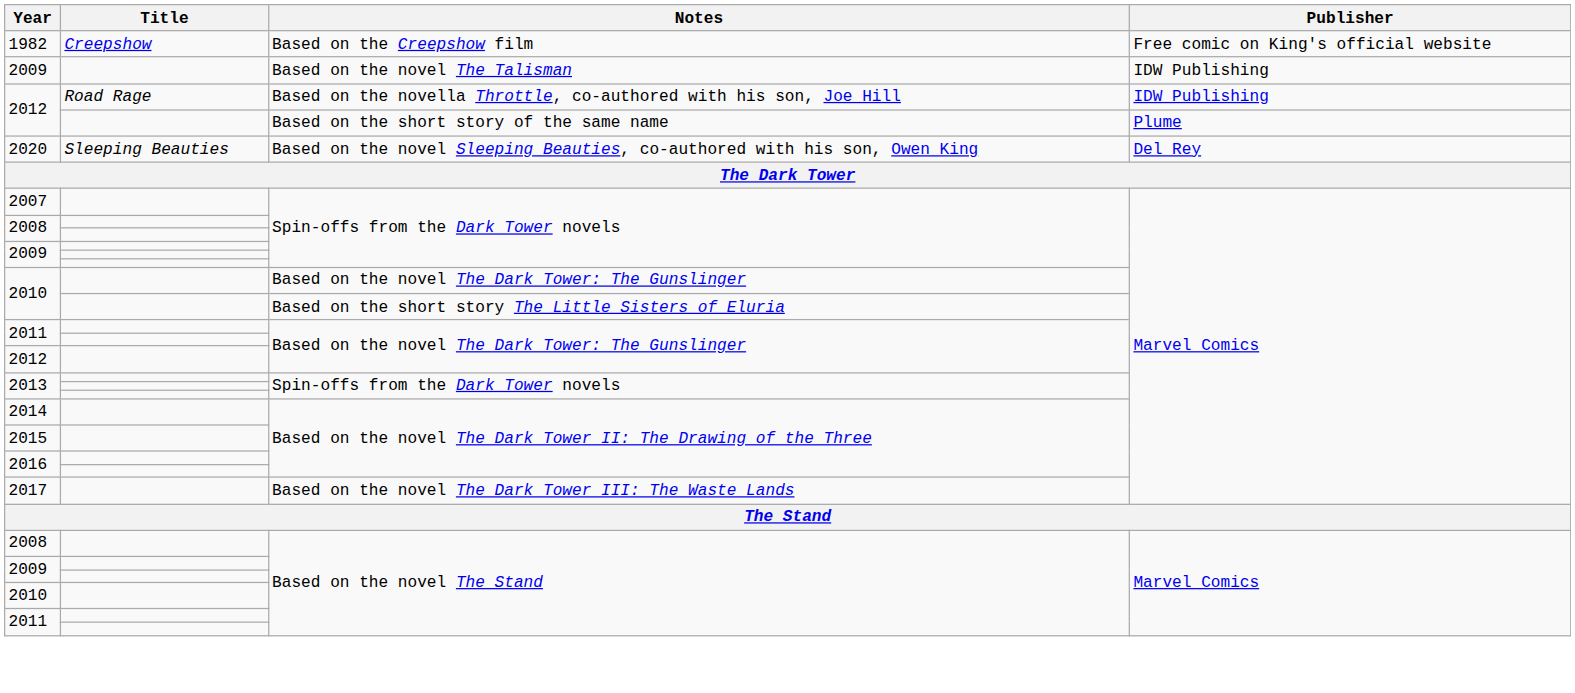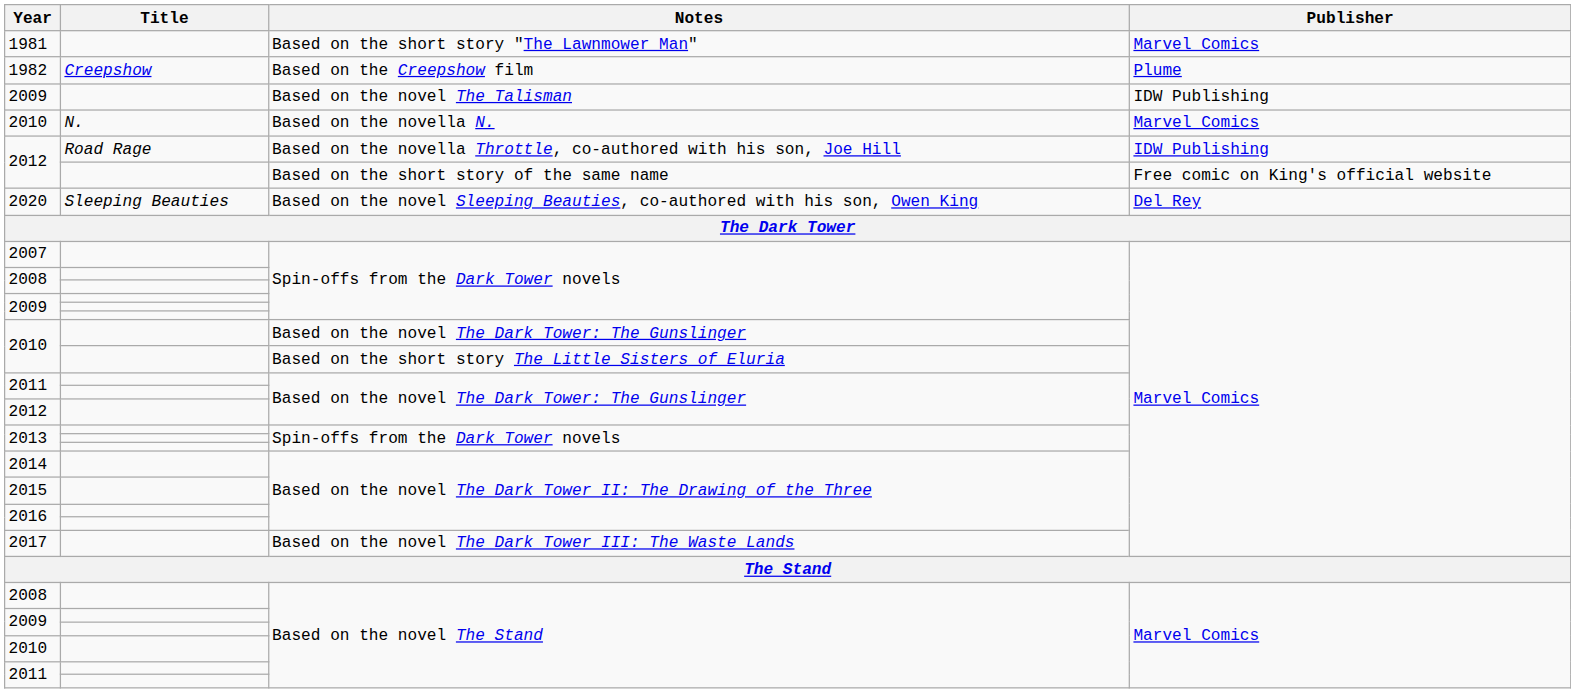+ row: (28, 44)
(1312, 44) Free comic on King's official website -> (1158, 70) Plume
+ row: (28, 123)
(1158, 123) Plume -> (1312, 175) Free comic on King's official website
